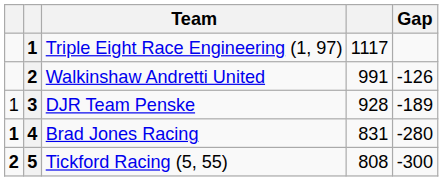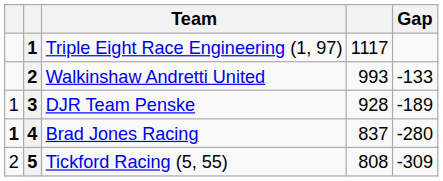(373, 76) 991 -> (373, 76) 993
(415, 76) -126 -> (415, 76) -133
(373, 134) 831 -> (373, 134) 837
(14, 162) bold -> (14, 162) normal
(415, 162) -300 -> (415, 162) -309
